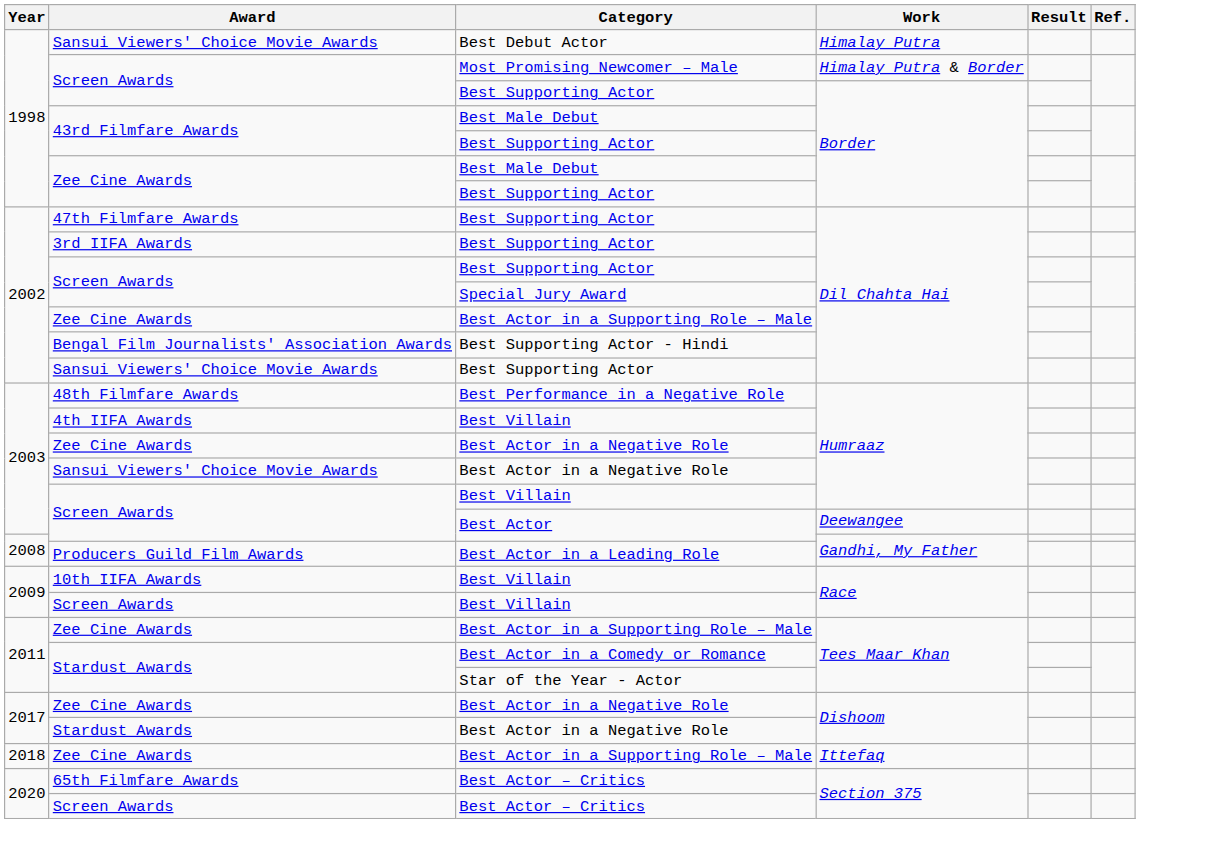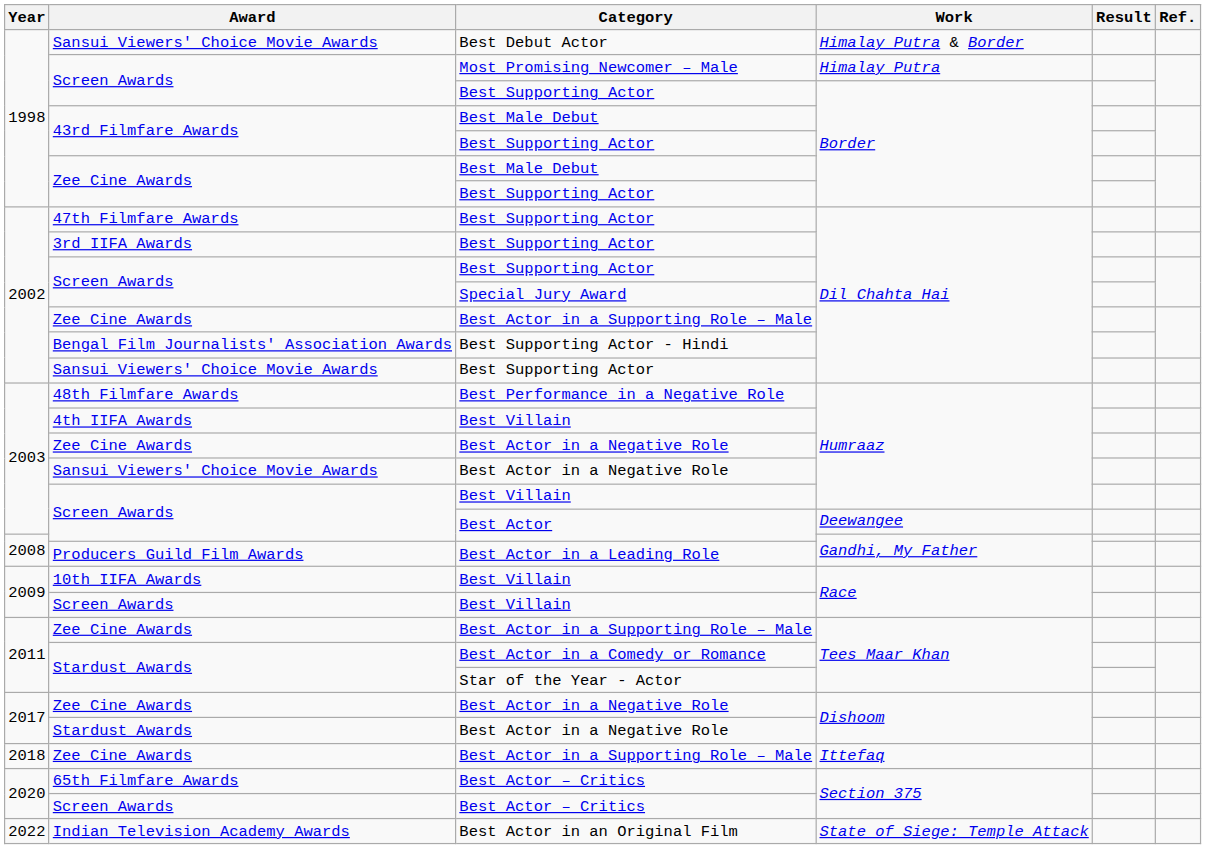(880, 42) Himalay Putra -> (922, 42) Himalay Putra & Border
(922, 68) Himalay Putra & Border -> (880, 68) Himalay Putra
+ row: (201, 831)
